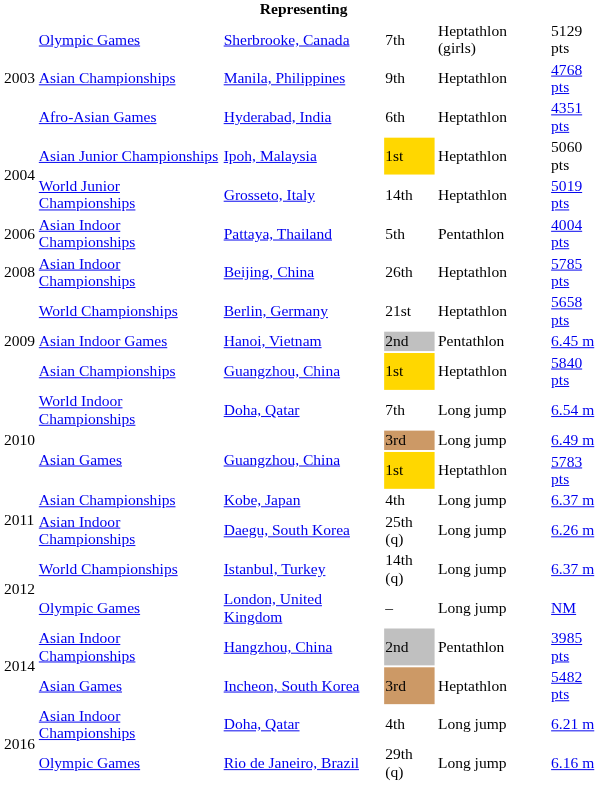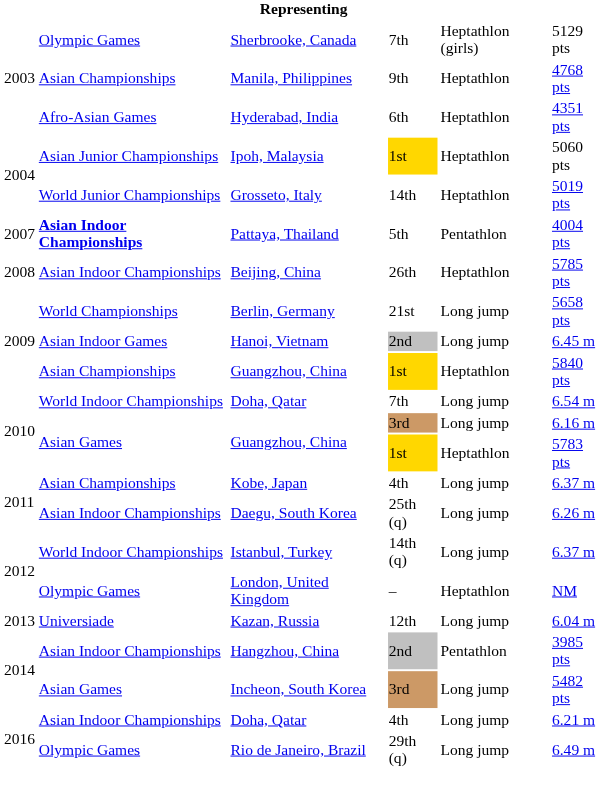(19, 233) 2006 -> (19, 233) 2007
(87, 233) normal -> (91, 233) bold
(472, 311) Heptathlon -> (475, 311) Long jump
(471, 341) Pentathlon -> (475, 341) Long jump
(573, 440) 6.49 m -> (574, 422) 6.16 m
(108, 569) World Championships -> (131, 551) World Indoor Championships
(472, 608) Long jump -> (475, 590) Heptathlon
+ row: (275, 620)
(472, 685) Heptathlon -> (475, 689) Long jump
(573, 763) 6.16 m -> (574, 749) 6.49 m
